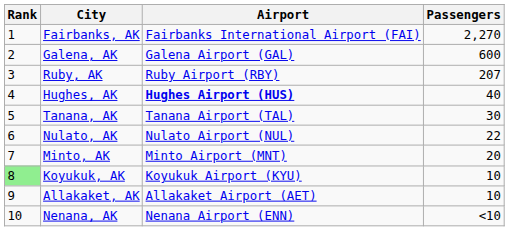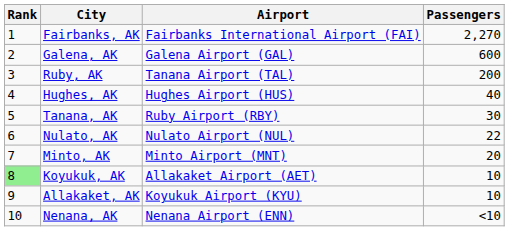(213, 75) Ruby Airport (RBY) -> (220, 75) Tanana Airport (TAL)
(490, 75) 207 -> (490, 75) 200
(220, 95) bold -> (220, 95) normal
(220, 115) Tanana Airport (TAL) -> (213, 115) Ruby Airport (RBY)
(224, 176) Koyukuk Airport (KYU) -> (231, 176) Allakaket Airport (AET)
(231, 196) Allakaket Airport (AET) -> (224, 196) Koyukuk Airport (KYU)
